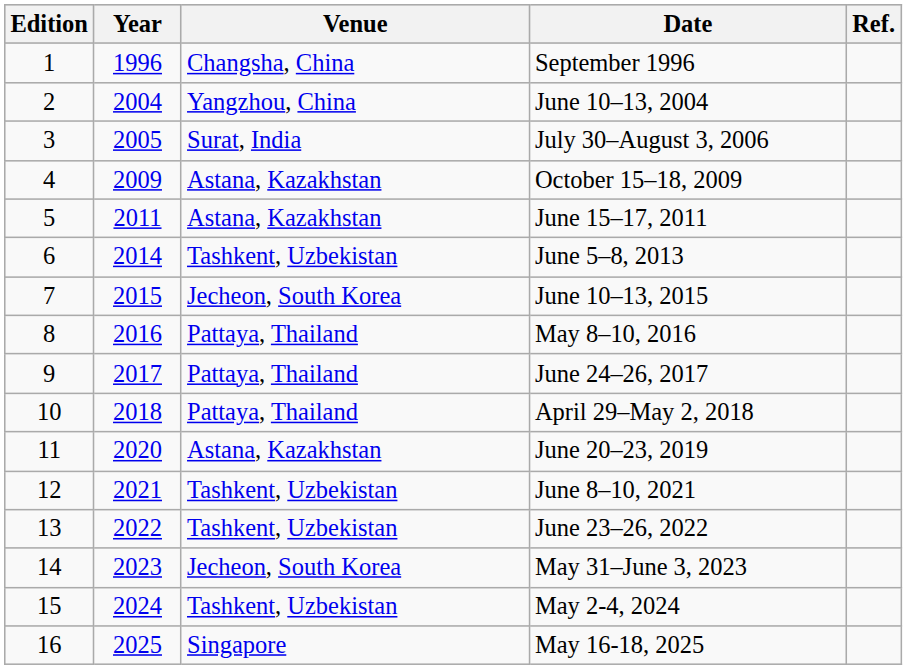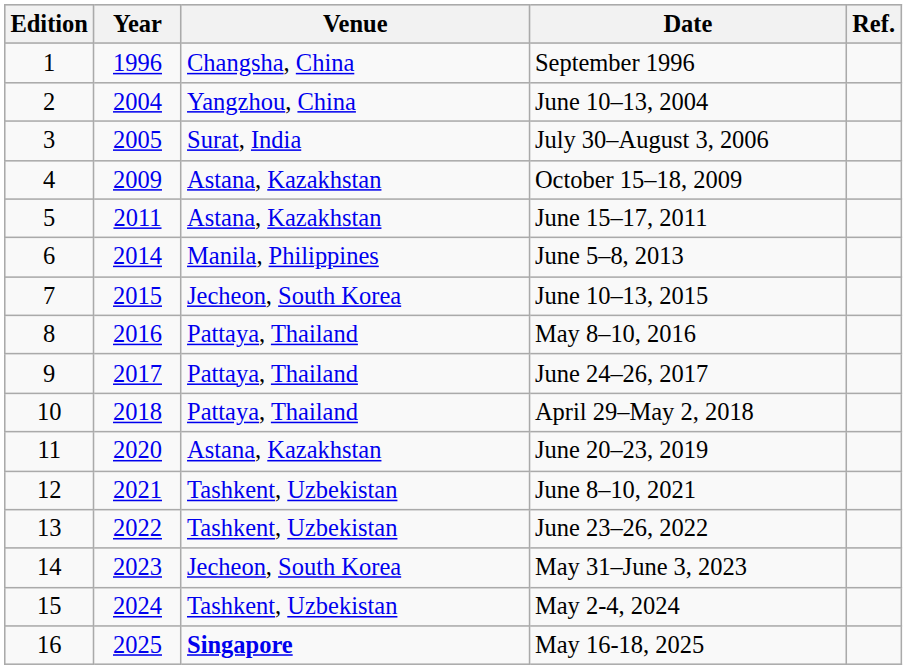(292, 256) Tashkent, Uzbekistan -> (283, 256) Manila, Philippines
(237, 645) normal -> (240, 645) bold
